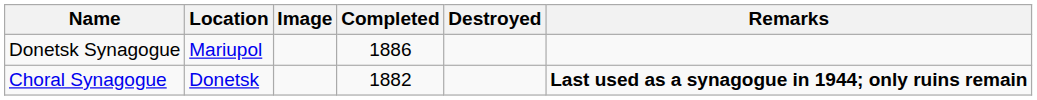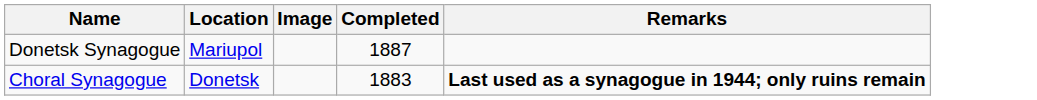- column: (495, 19)
(390, 49) 1886 -> (390, 49) 1887
(390, 79) 1882 -> (390, 79) 1883
